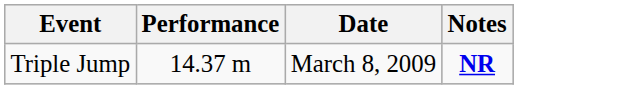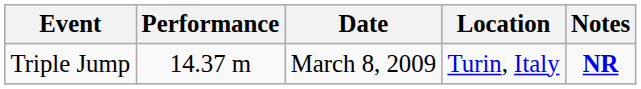+ column: (504, 24)
